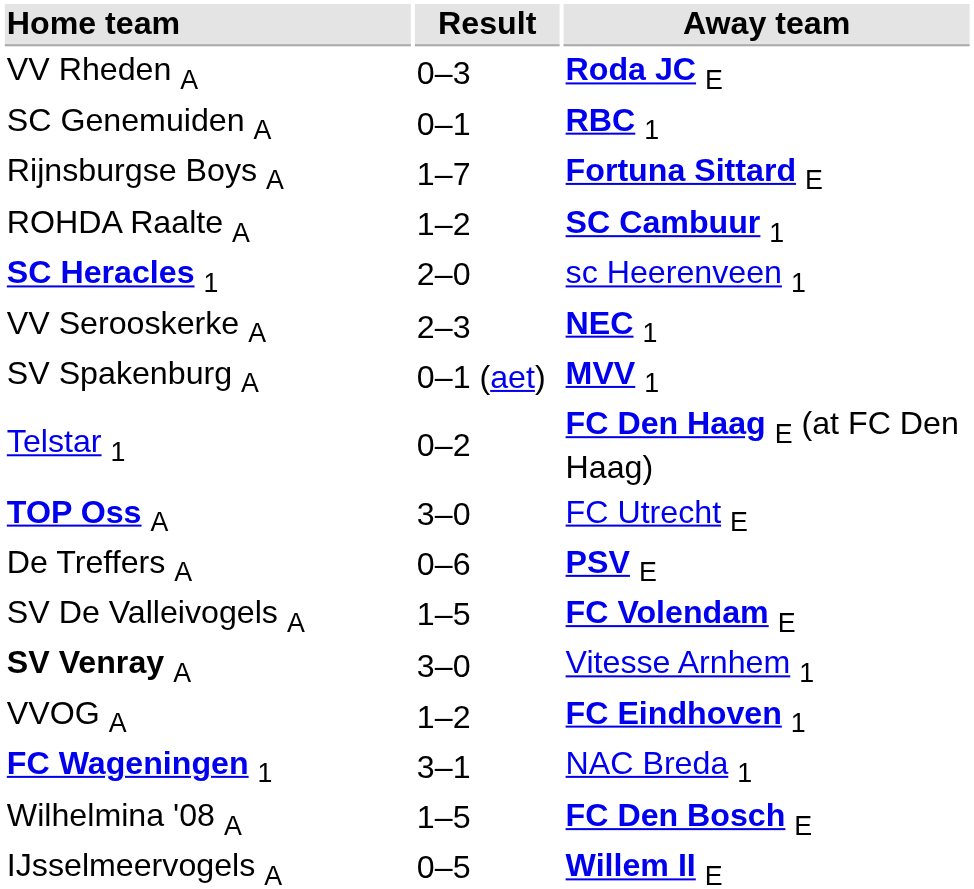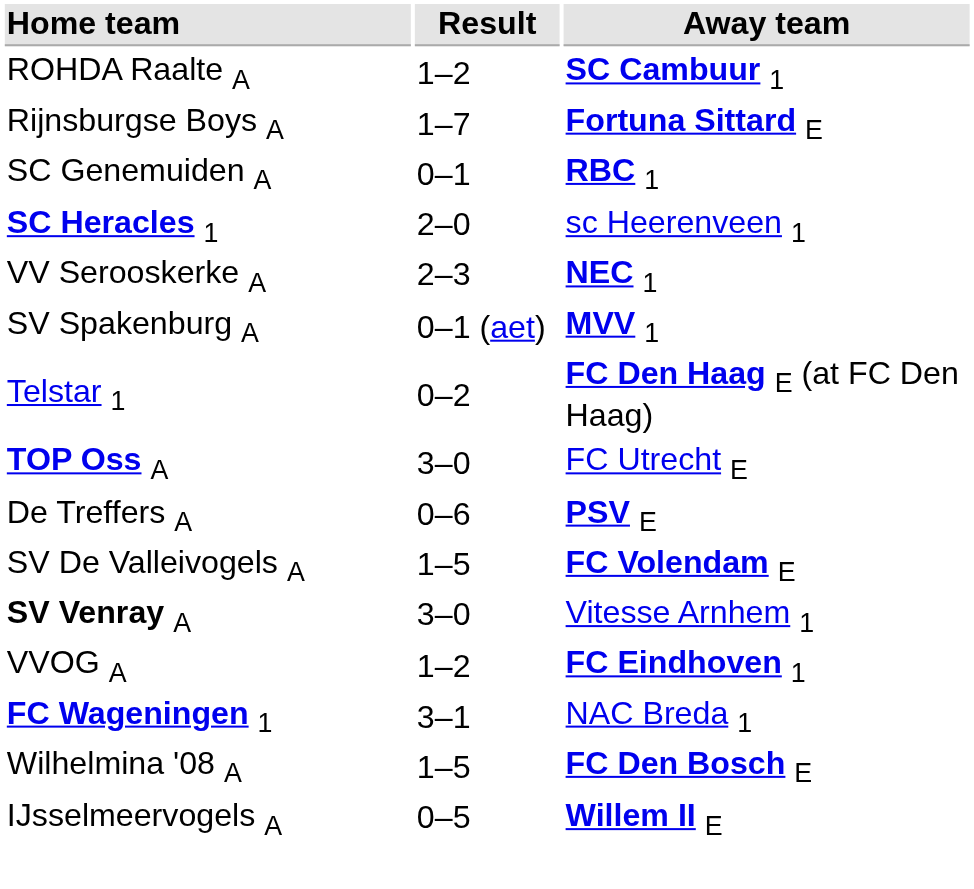- row: (102, 74)
rows swapped: (128, 225) <-> (139, 124)
